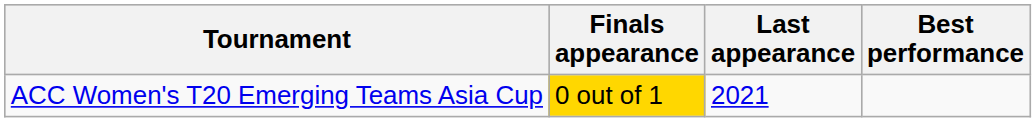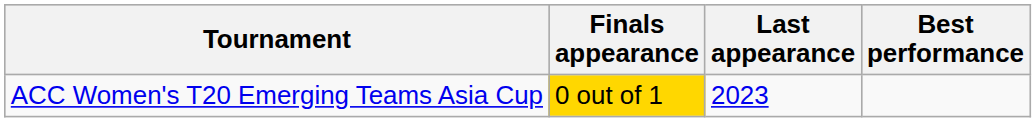(740, 95) 2021 -> (740, 95) 2023
